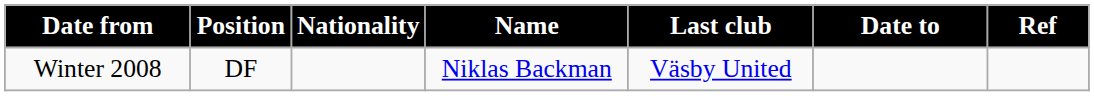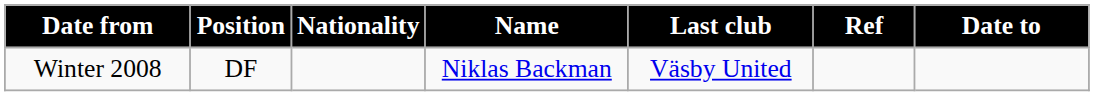columns swapped: (900, 26) <-> (1038, 26)
